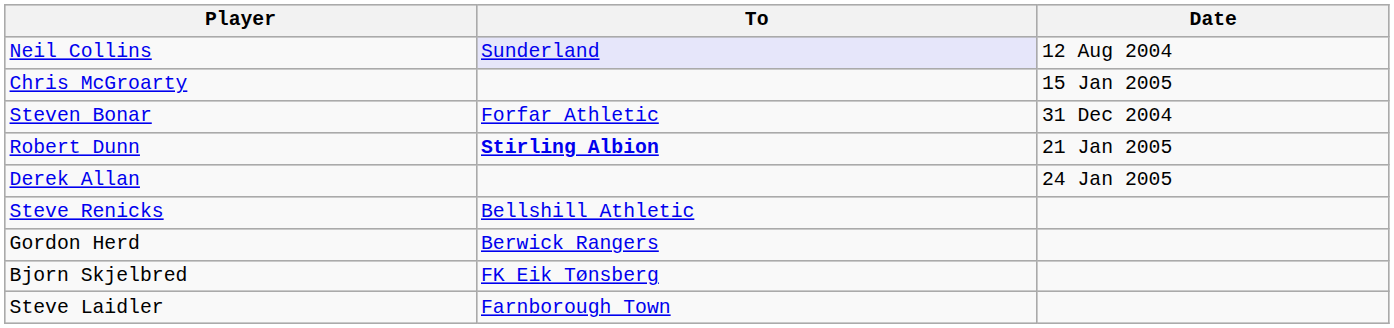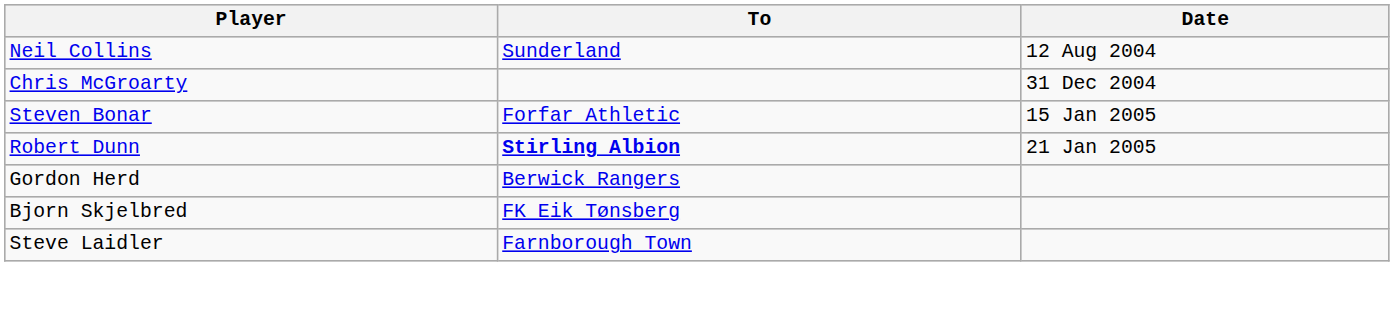(540, 53) lavender background -> (561, 53) no background
(1107, 85) 15 Jan 2005 -> (1091, 85) 31 Dec 2004
(1107, 117) 31 Dec 2004 -> (1091, 117) 15 Jan 2005
- row: (75, 181)
- row: (87, 212)
